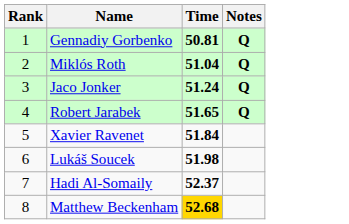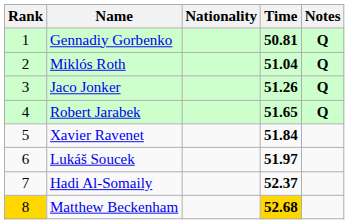+ column: (221, 16)
(202, 87) 51.24 -> (281, 87) 51.26
(202, 159) 51.98 -> (281, 159) 51.97
(25, 207) no background -> (25, 207) gold background
